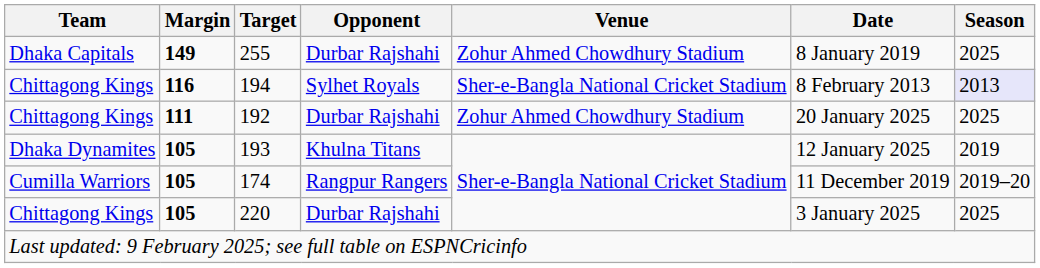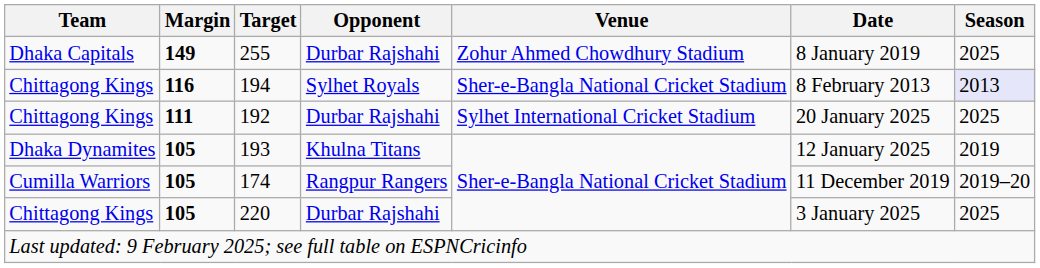(601, 117) Zohur Ahmed Chowdhury Stadium -> (606, 117) Sylhet International Cricket Stadium
